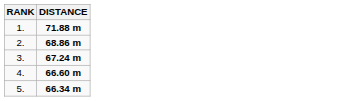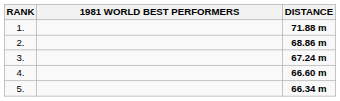+ column: (160, 12)
